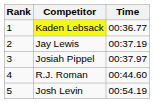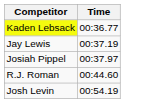- column: (19, 12)
